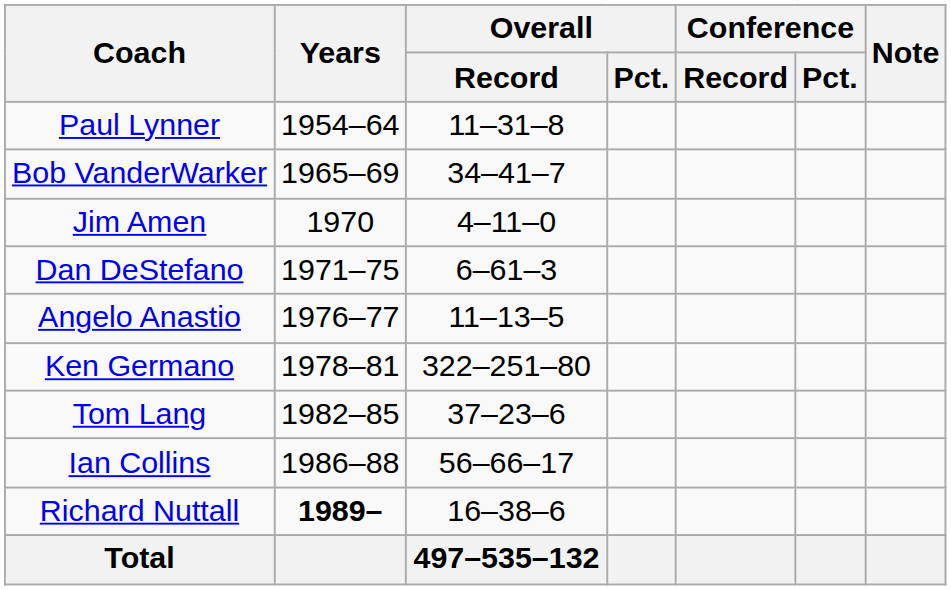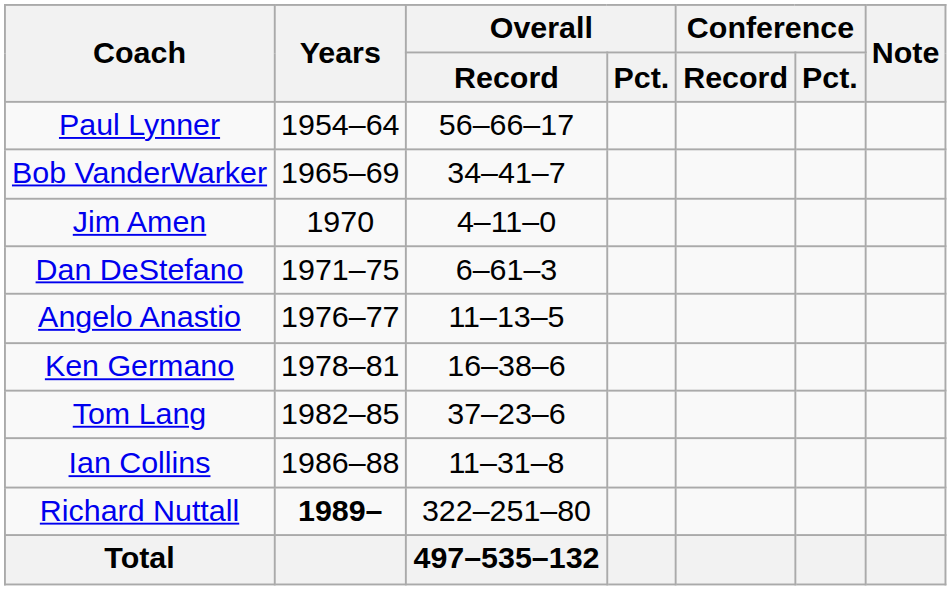(506, 125) 11–31–8 -> (506, 125) 56–66–17
(506, 366) 322–251–80 -> (506, 366) 16–38–6
(506, 462) 56–66–17 -> (506, 462) 11–31–8
(506, 510) 16–38–6 -> (506, 510) 322–251–80
